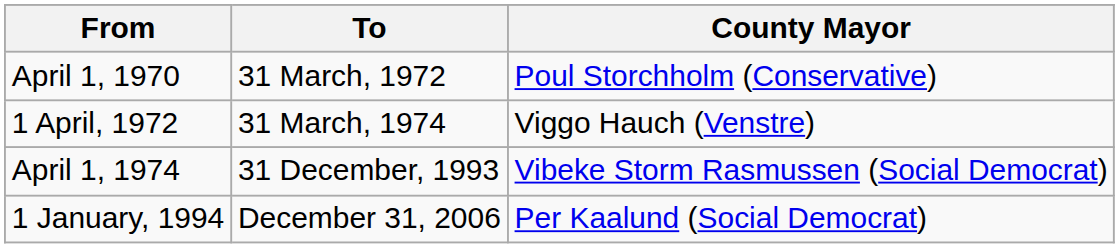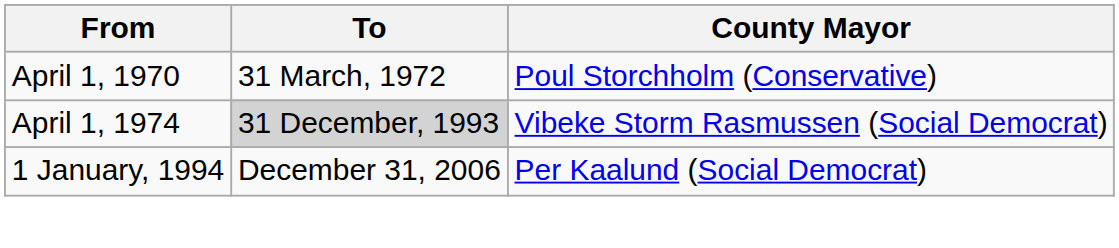- row: (95, 123)
(369, 170) no background -> (369, 123) lightgrey background
